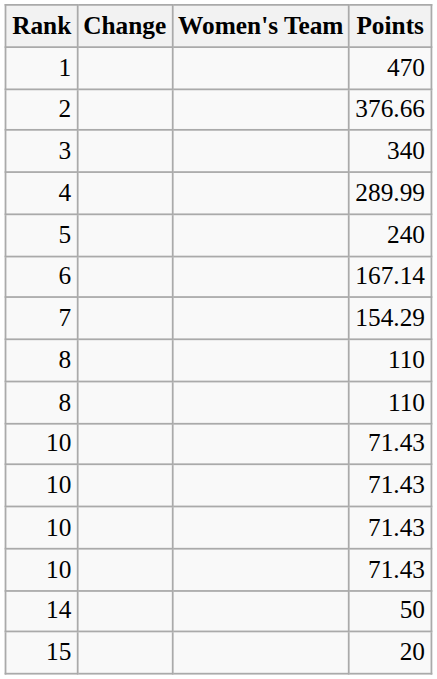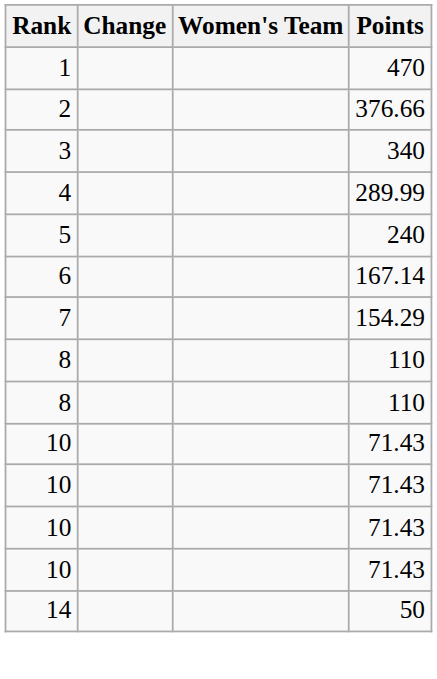- row: (59, 652)
